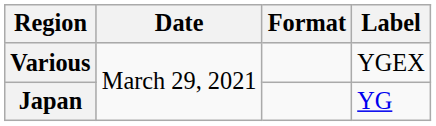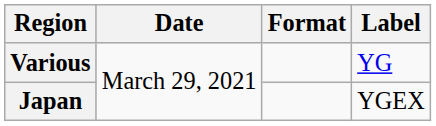(391, 62) YGEX -> (375, 62) YG
(375, 100) YG -> (391, 100) YGEX
